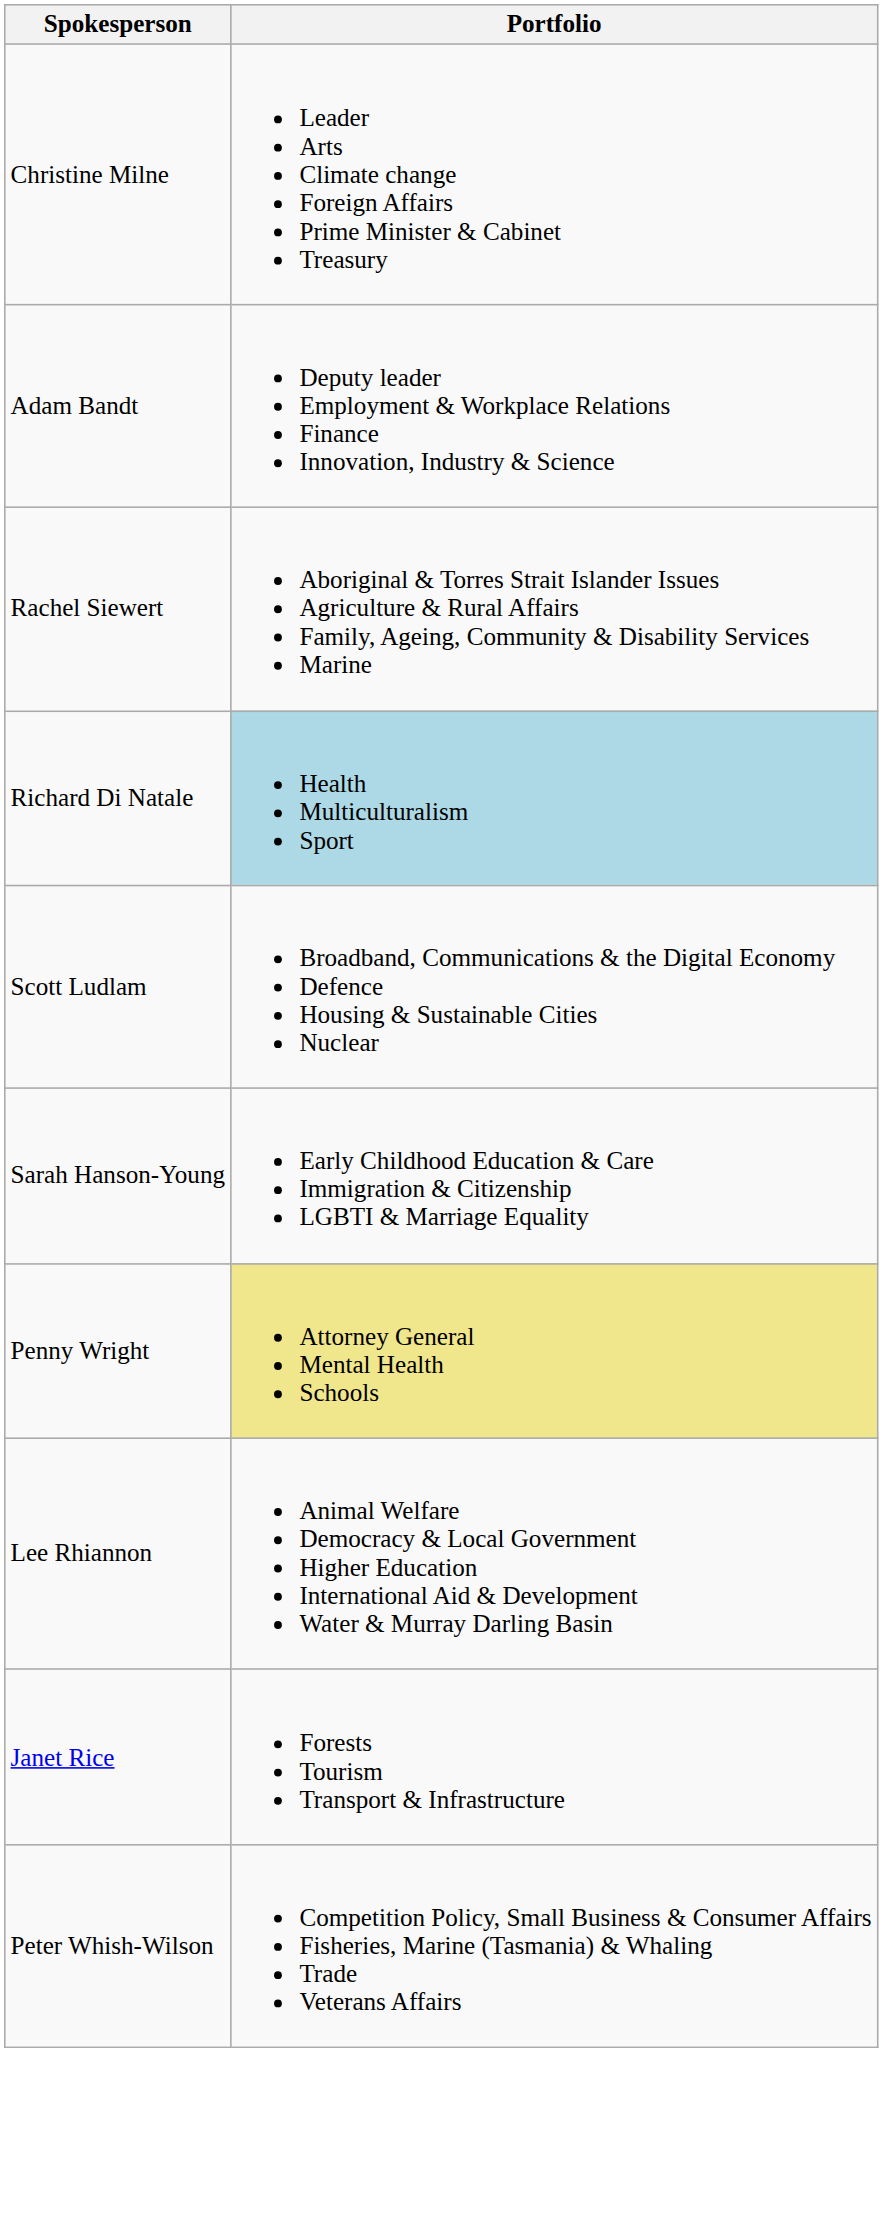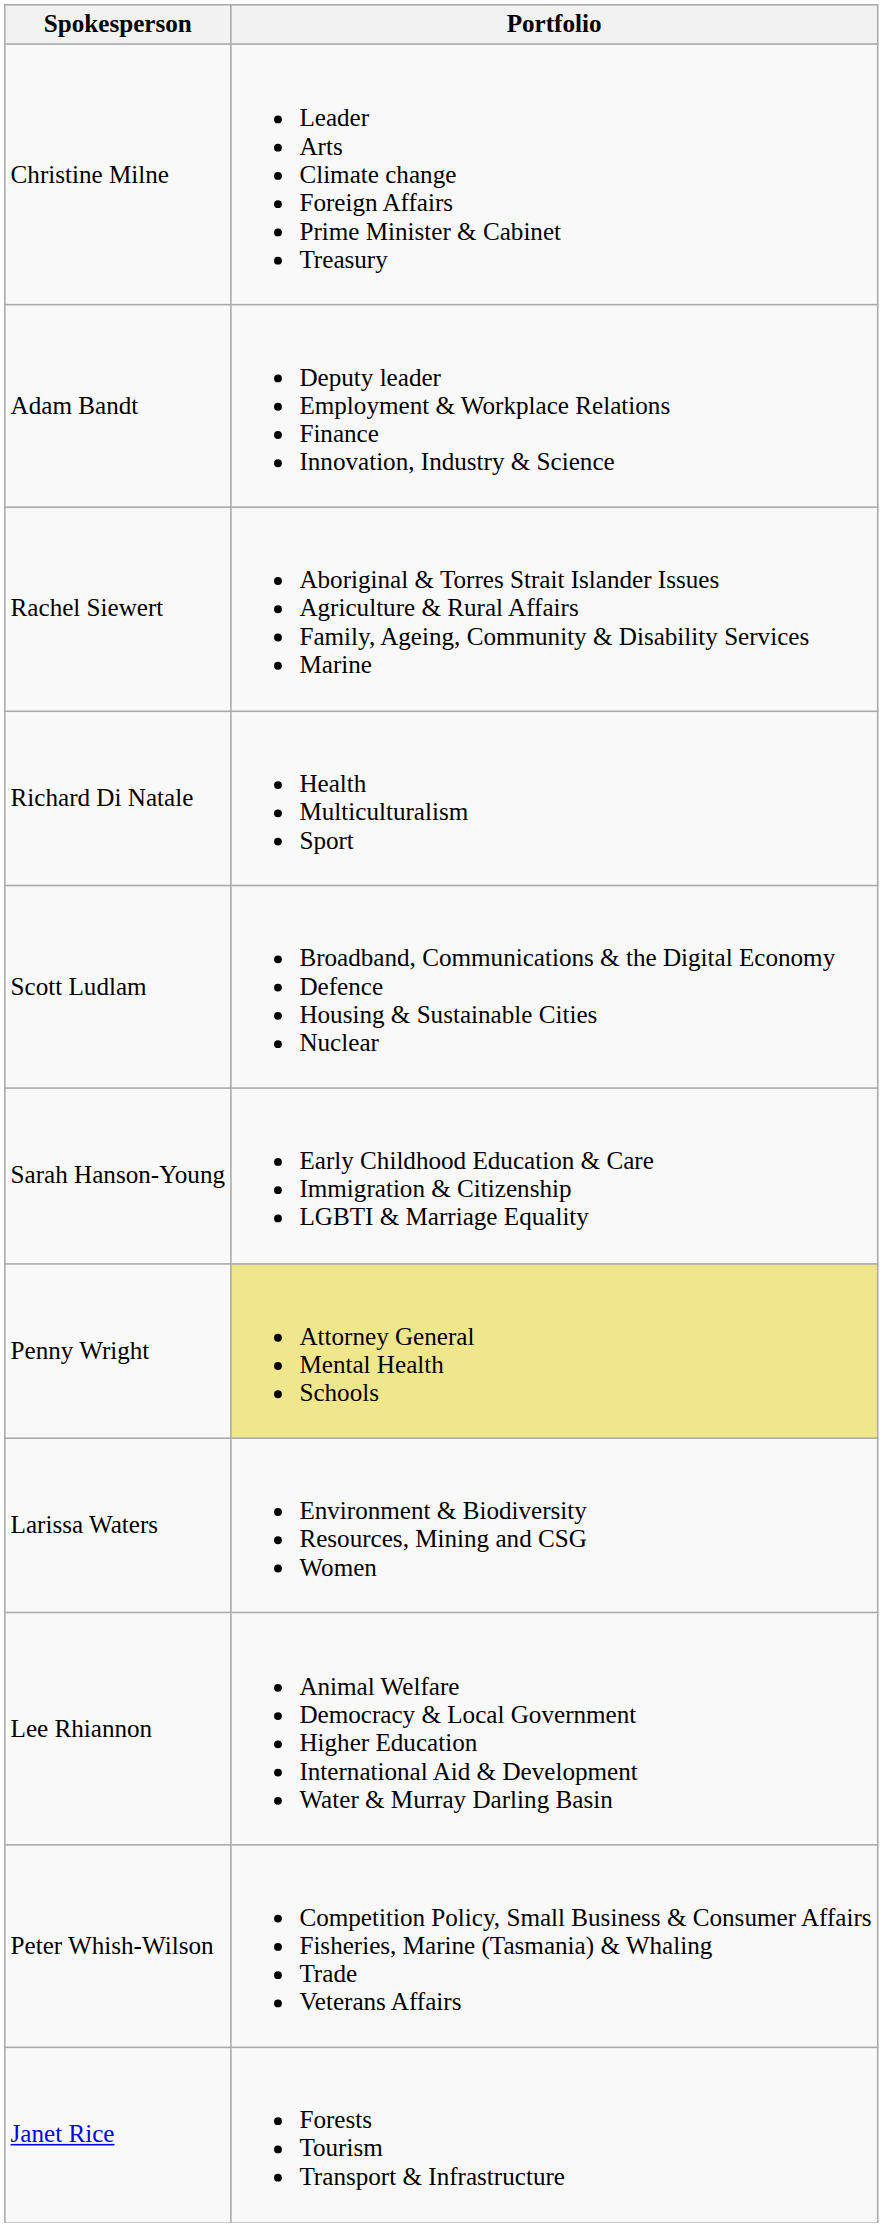(554, 812) lightblue background -> (554, 812) no background
+ row: (84, 1525)
rows swapped: (112, 1945) <-> (63, 1756)
